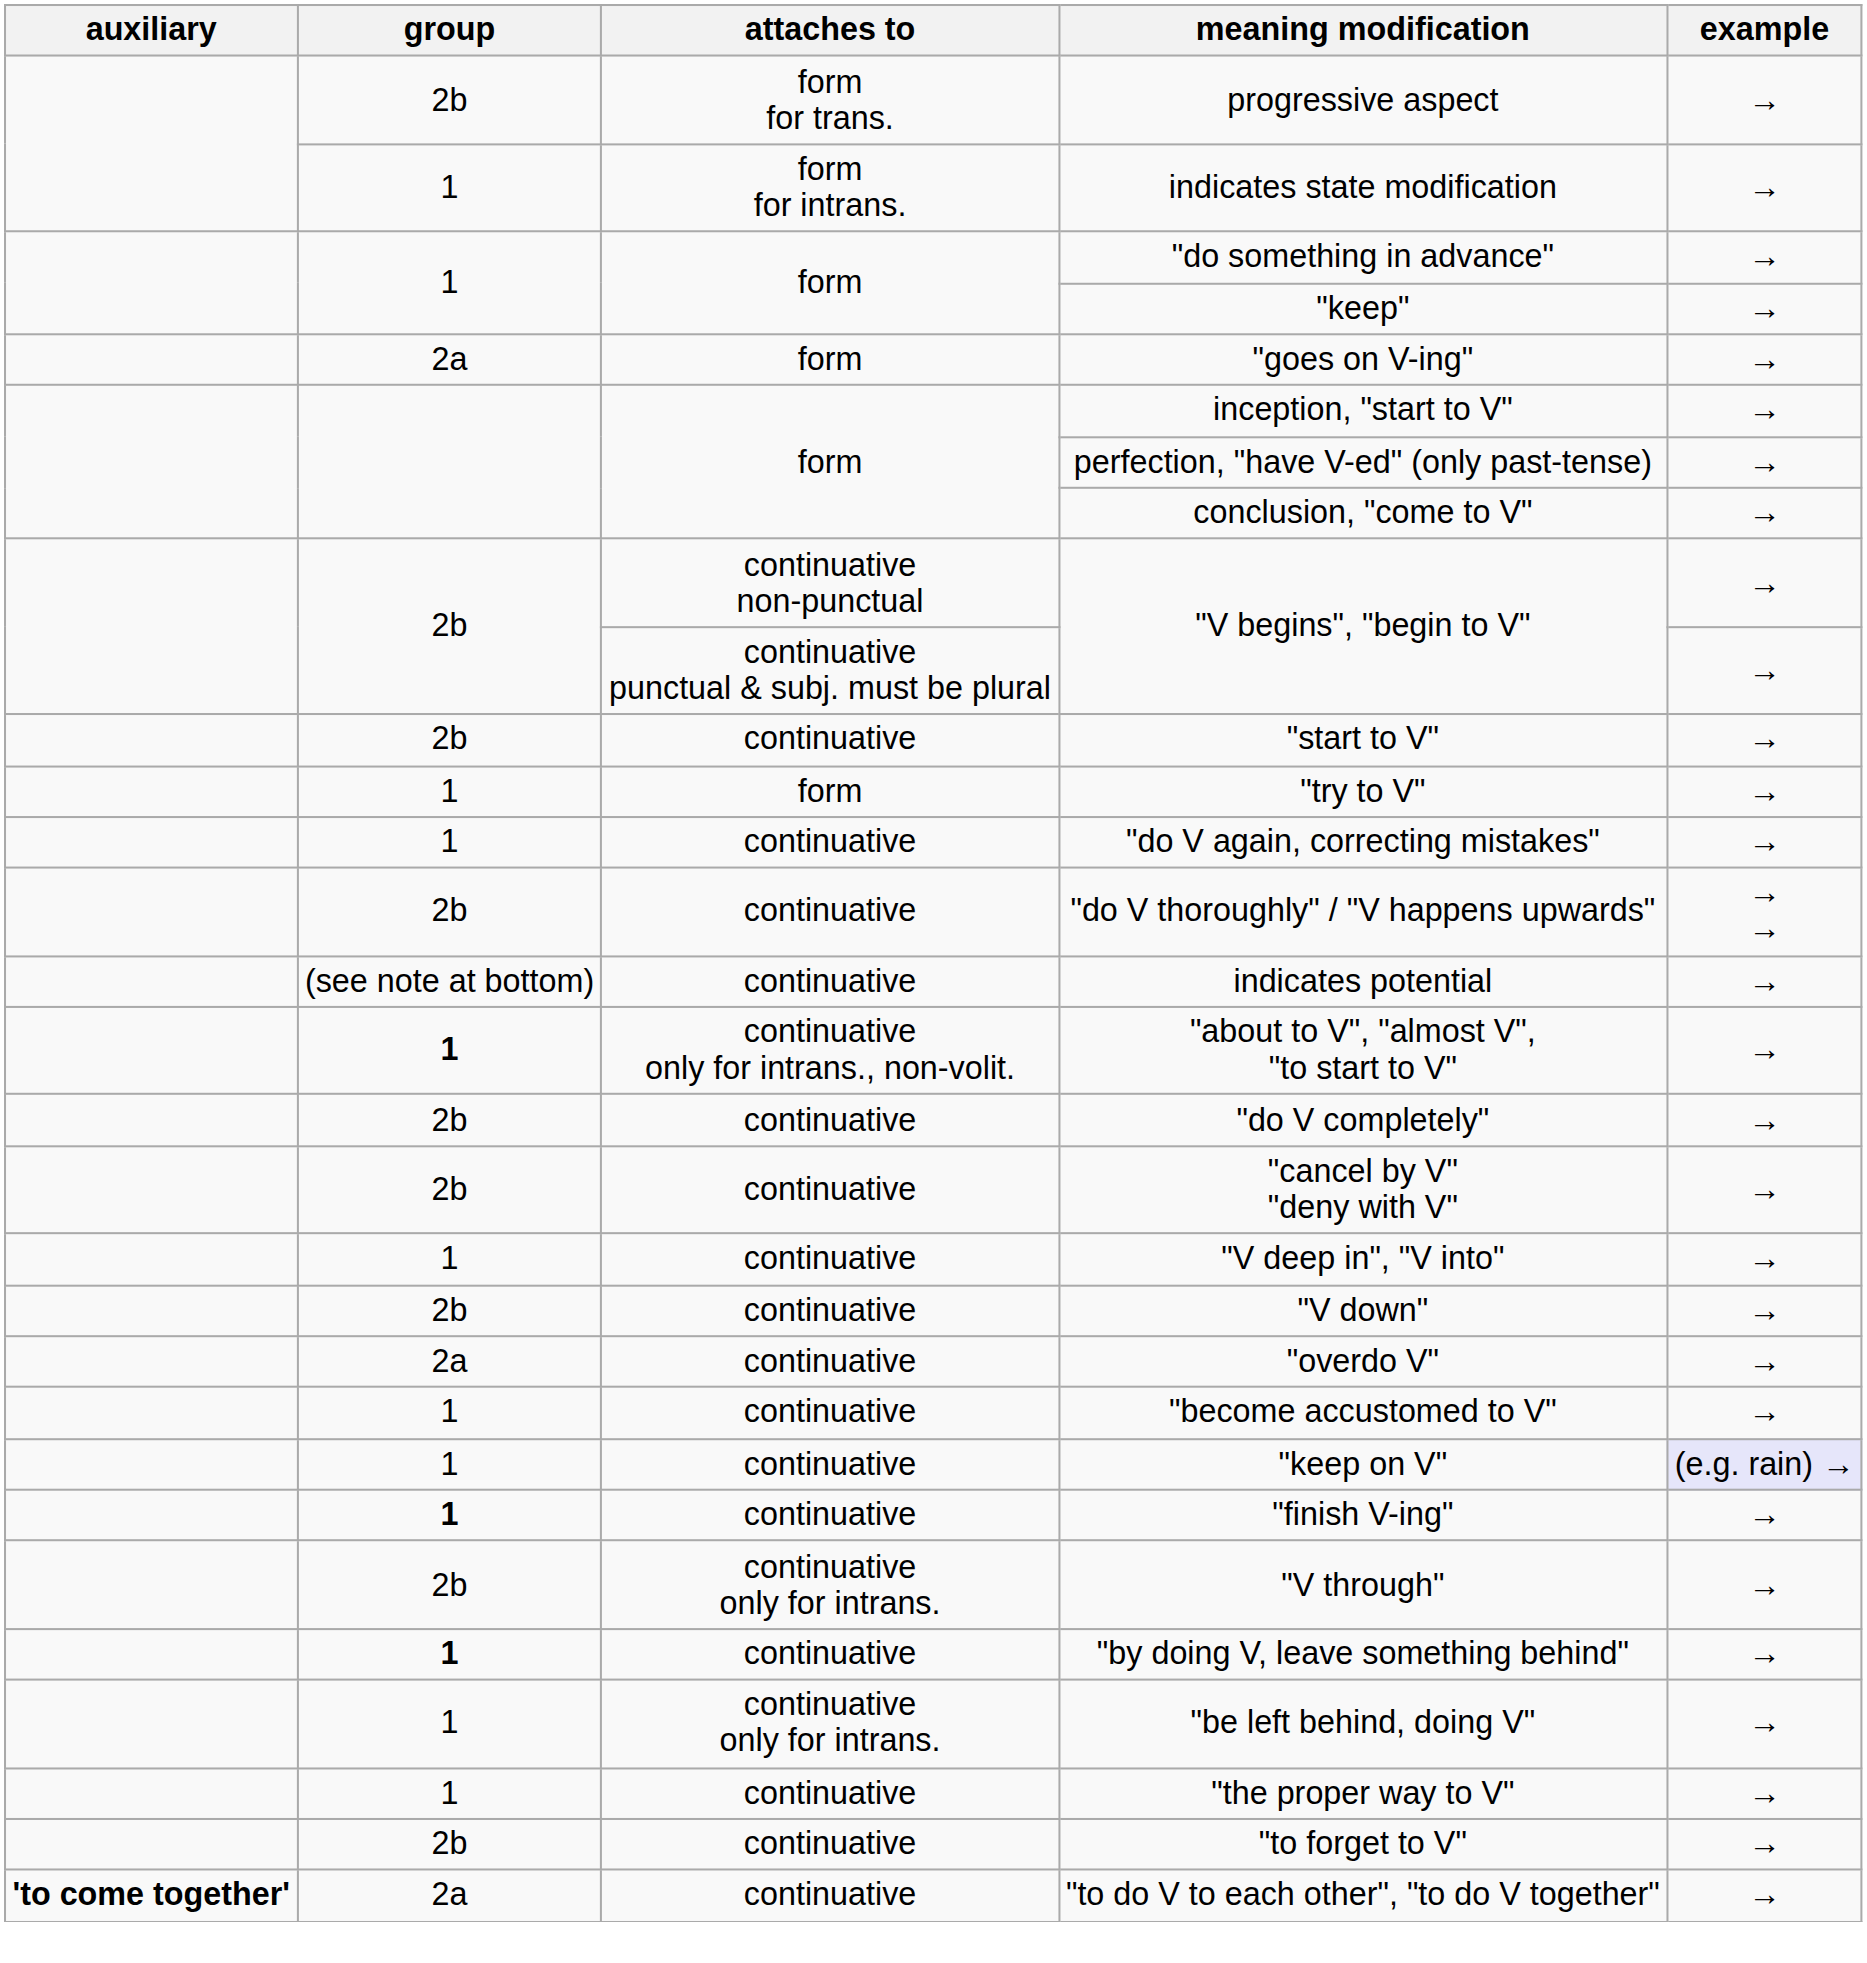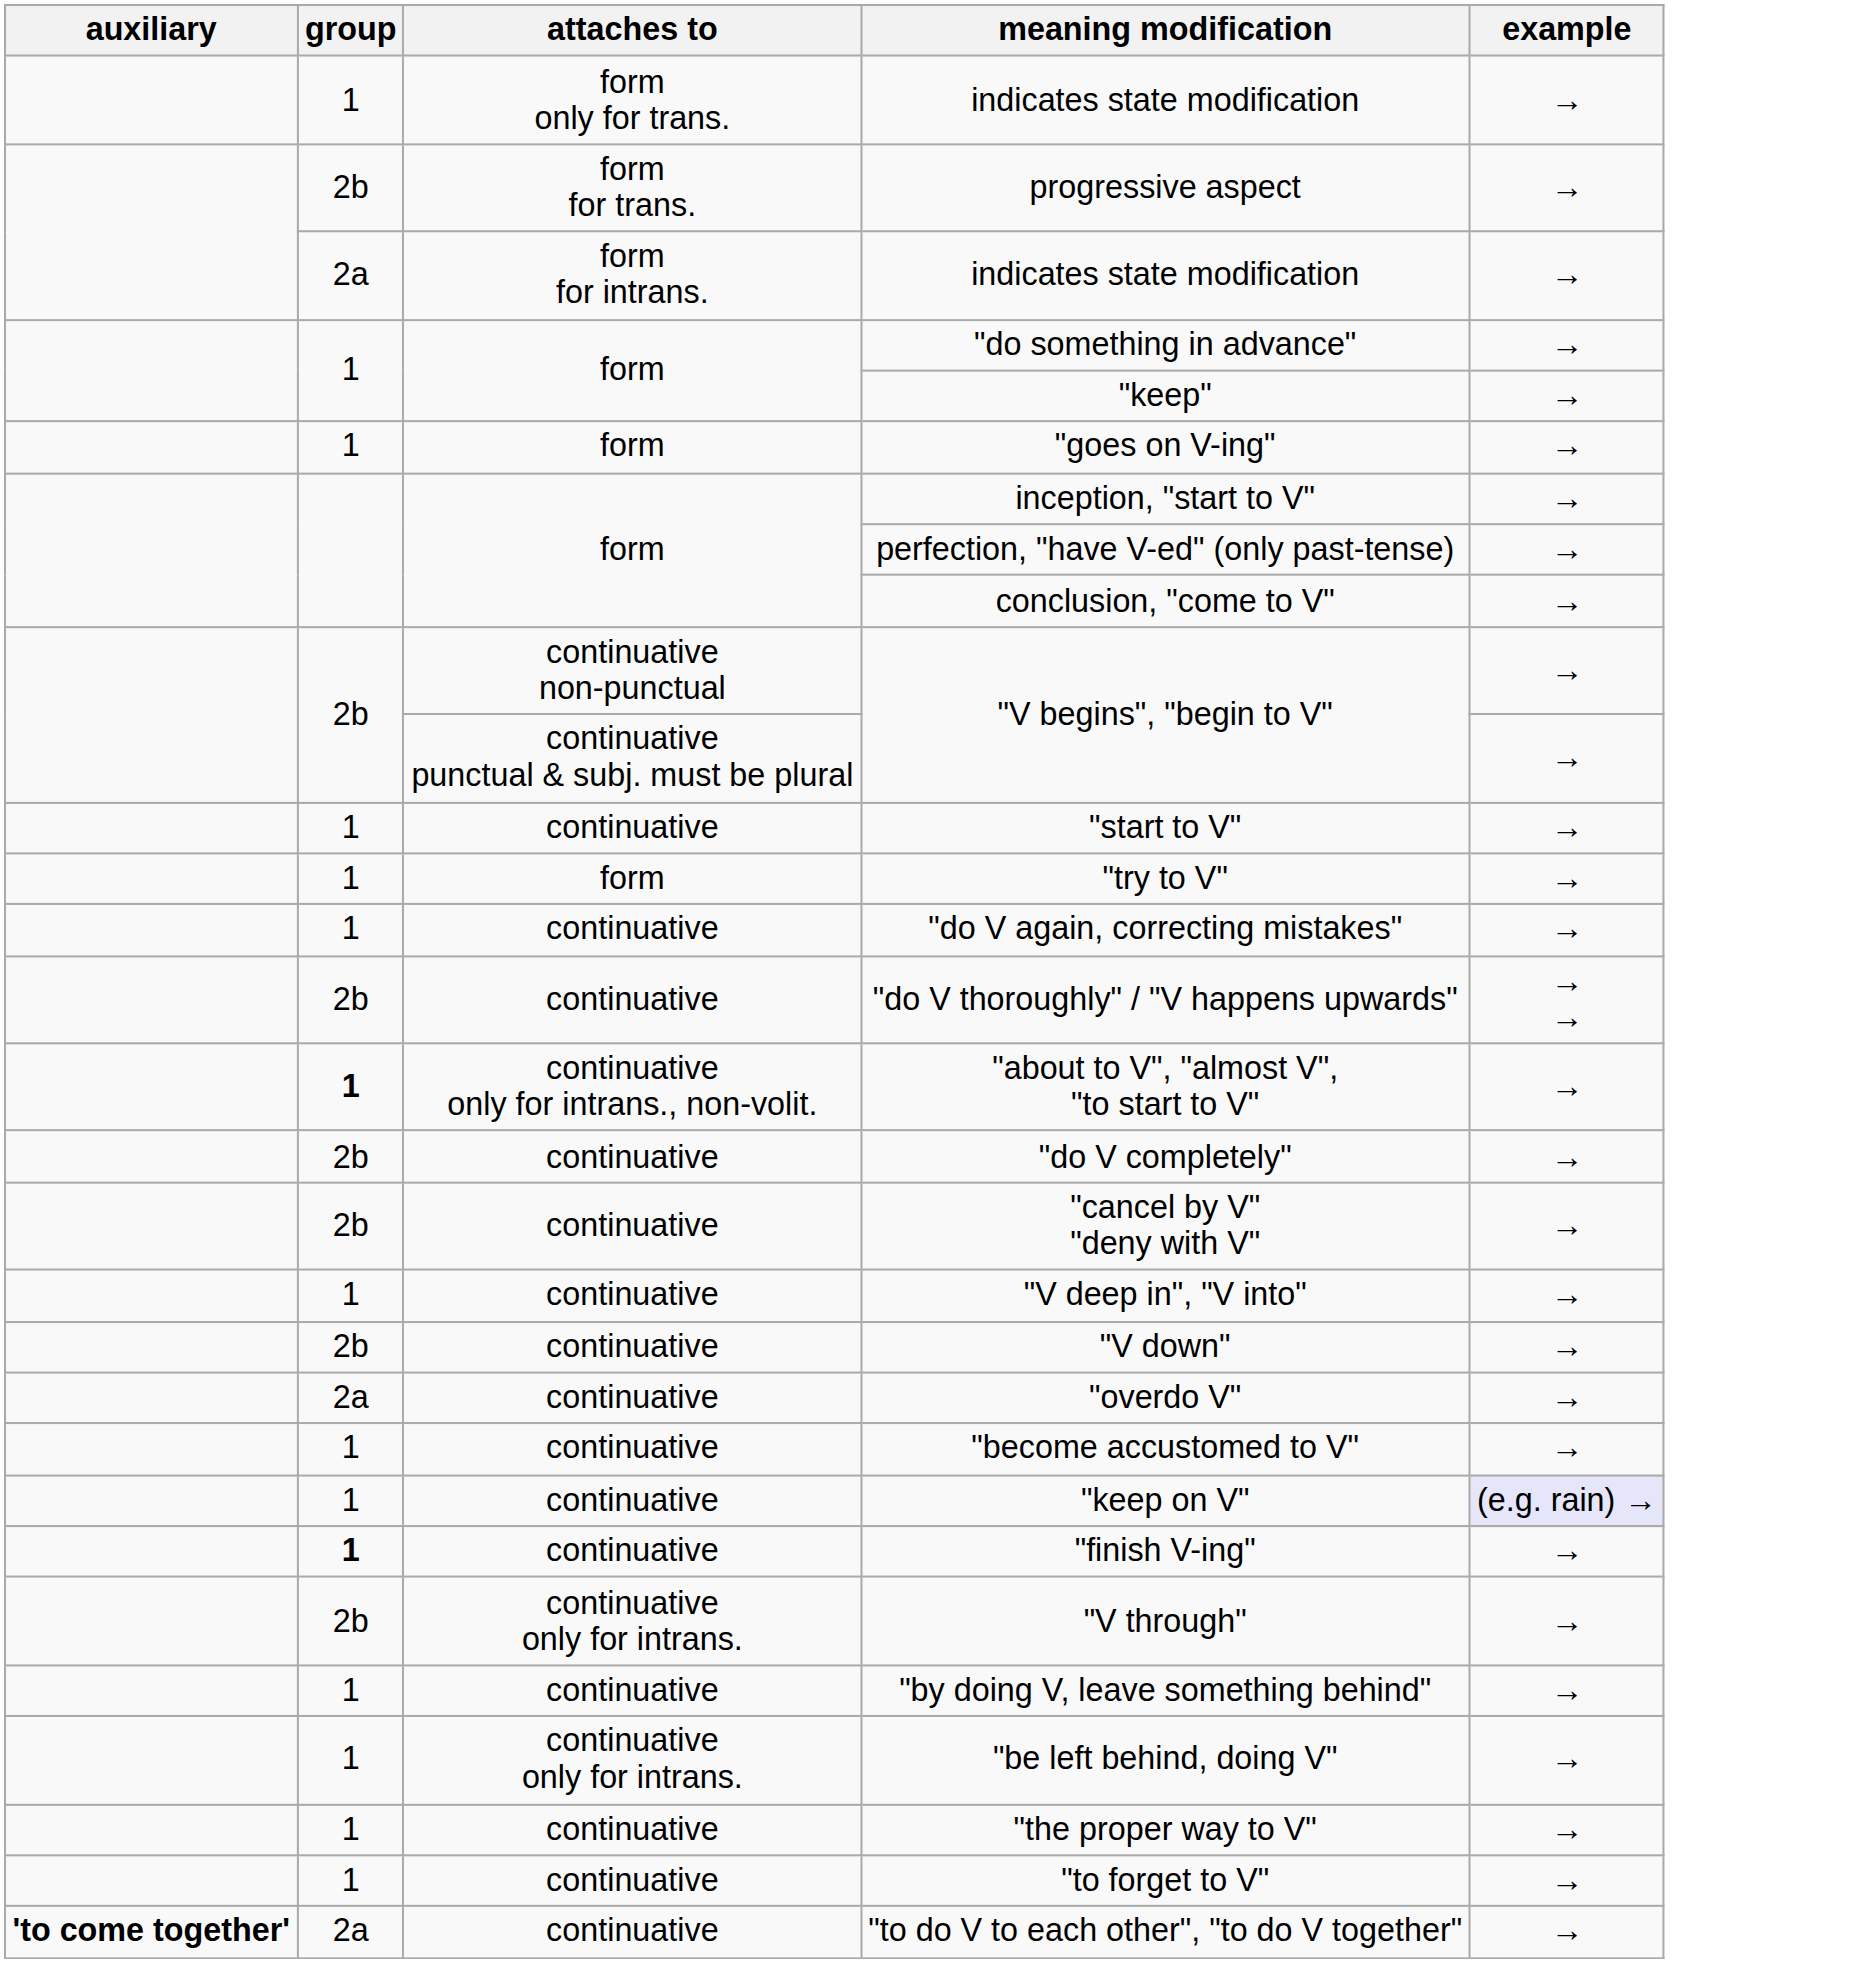+ row: (632, 99)
(450, 187) 1 -> (351, 274) 2a
(450, 359) 2a -> (351, 446) 1
(450, 739) 2b -> (351, 827) 1
- row: (830, 980)
(450, 1653) bold -> (351, 1690) normal
(450, 1843) 2b -> (351, 1880) 1
